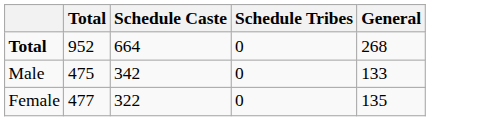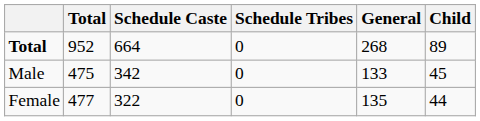+ column: (450, 18)
